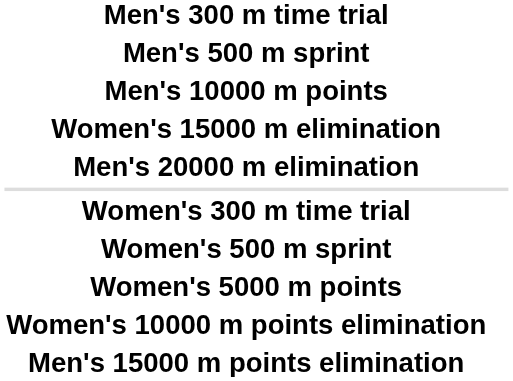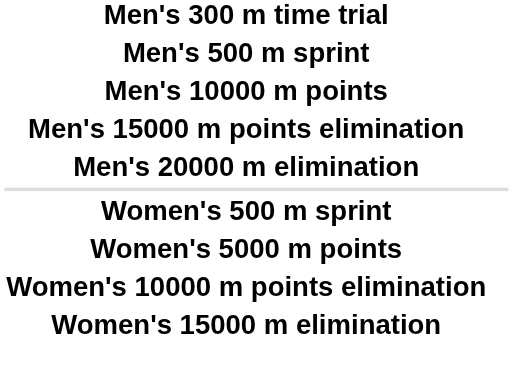rows swapped: (246, 362) <-> (246, 128)
- row: (246, 211)
